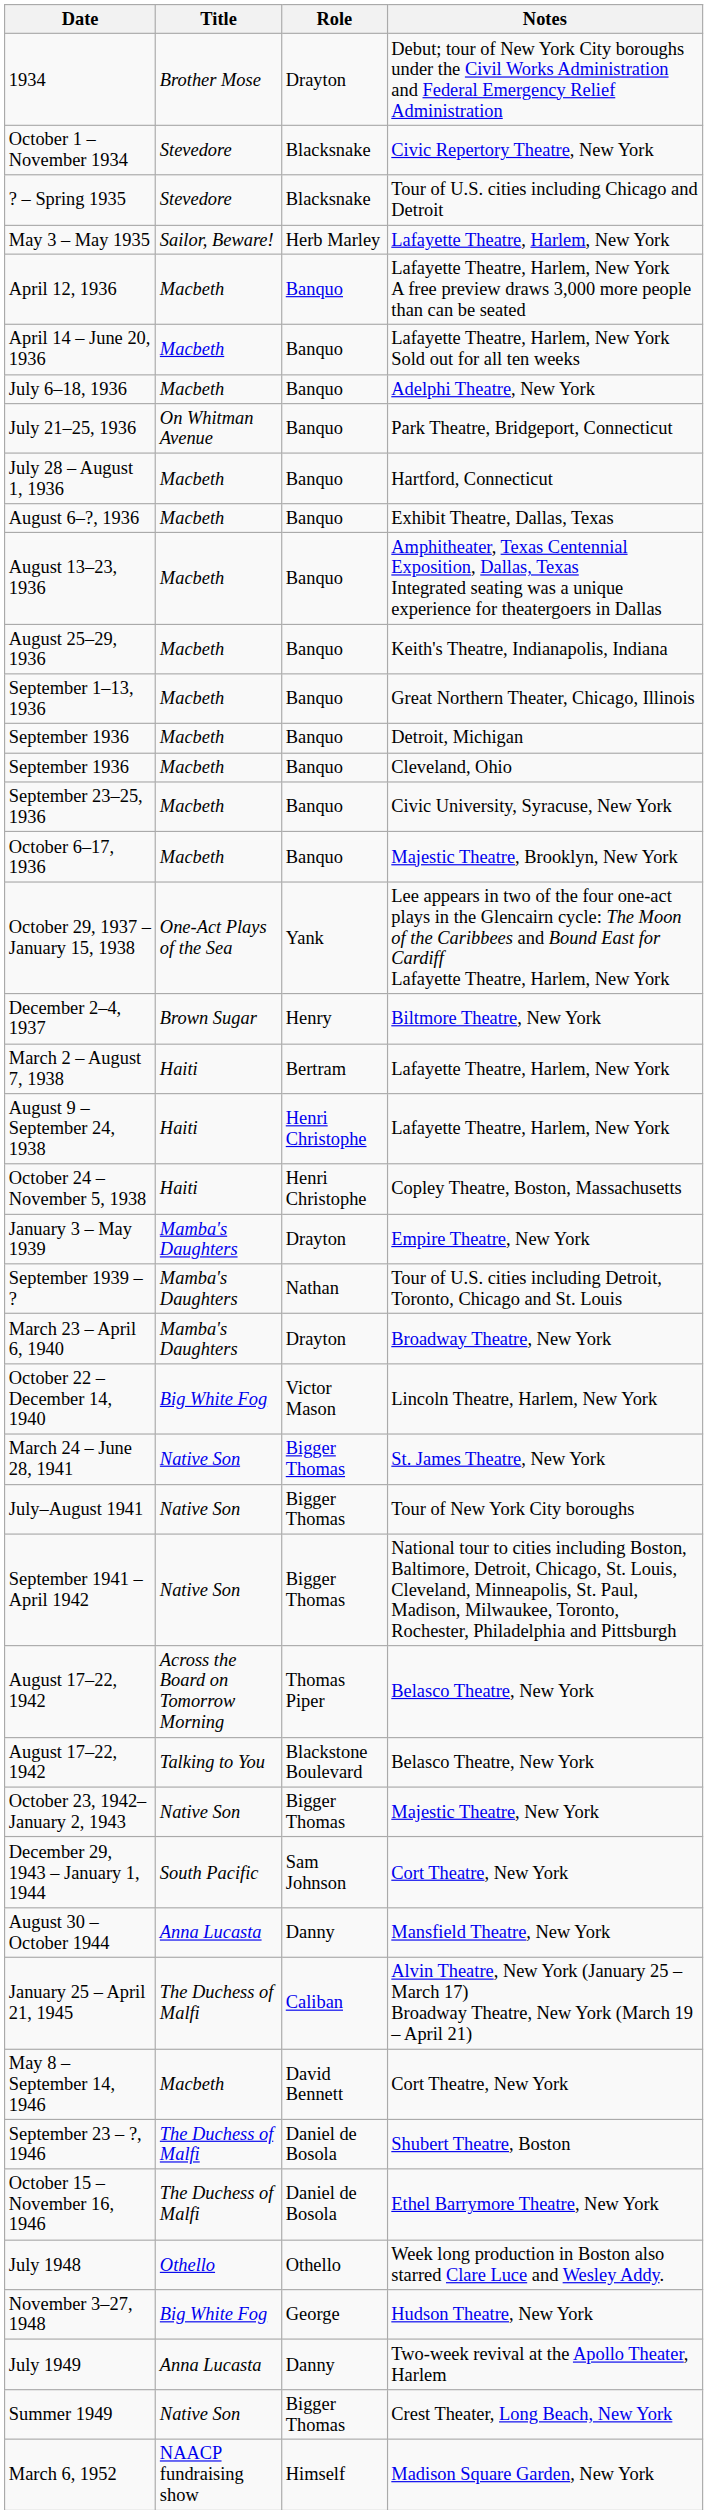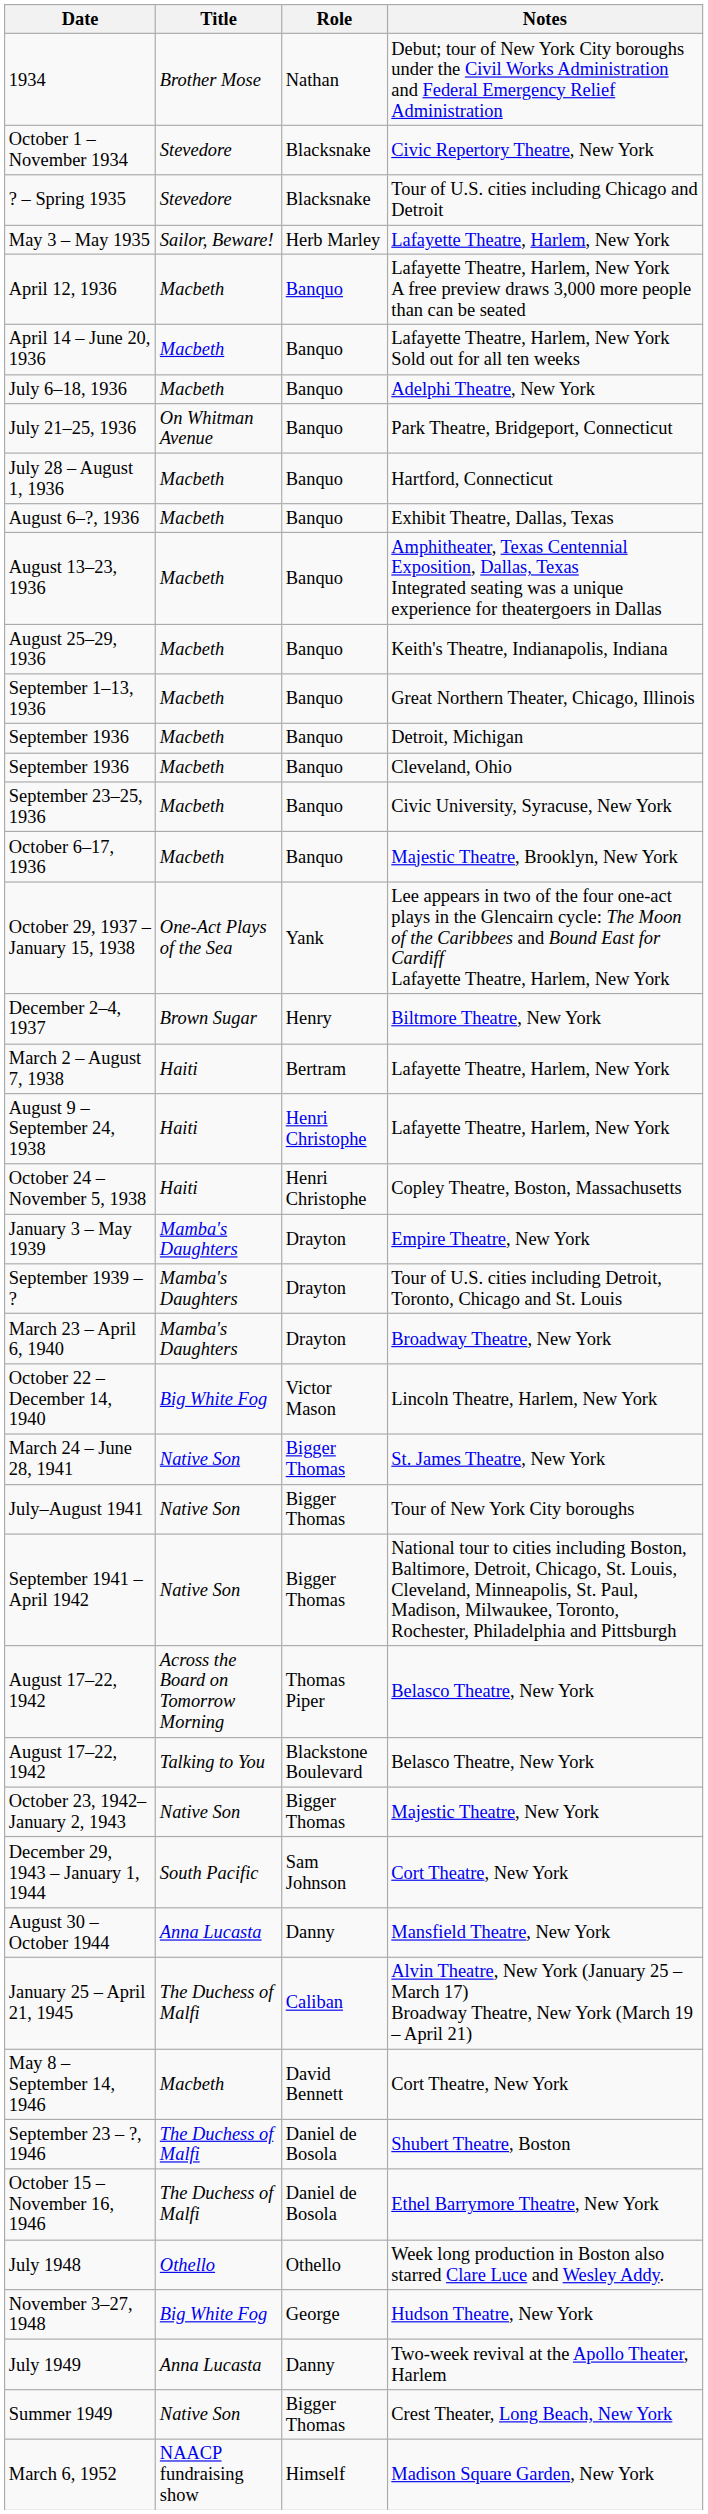(316, 79) Drayton -> (312, 79) Nathan
(312, 1288) Nathan -> (316, 1288) Drayton
